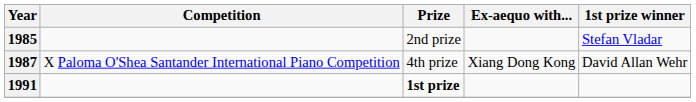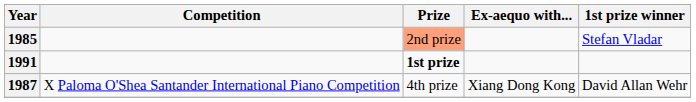(434, 39) no background -> (434, 39) lightsalmon background
rows swapped: (22, 62) <-> (22, 85)
